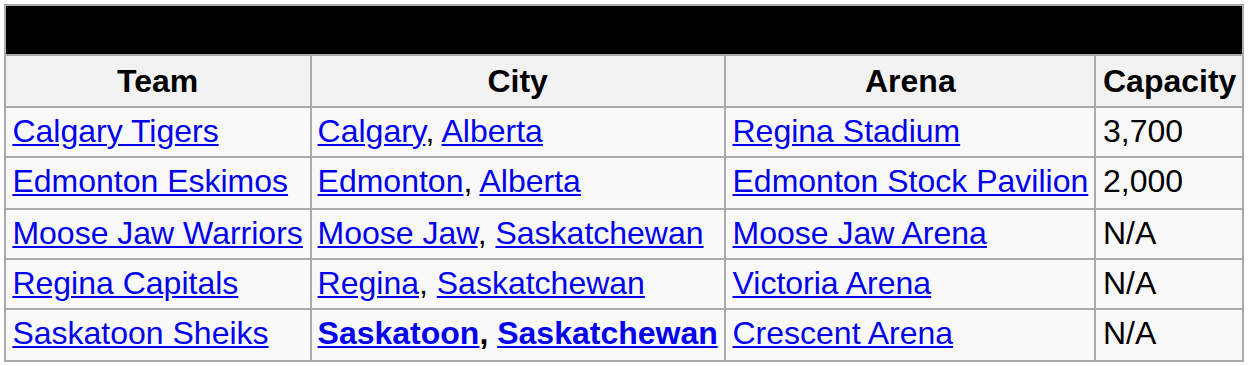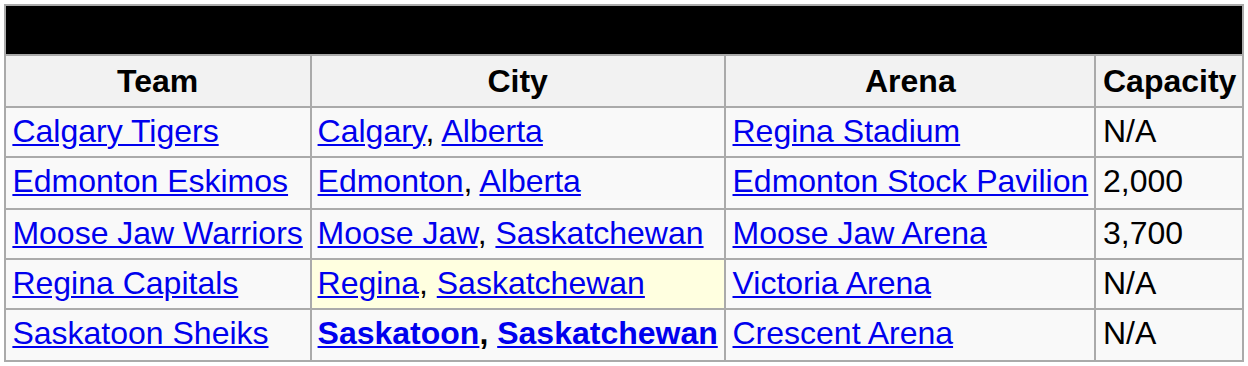(1143, 131) 3,700 -> (1130, 131) N/A
(1130, 232) N/A -> (1143, 232) 3,700
(481, 283) no background -> (481, 283) lightyellow background
